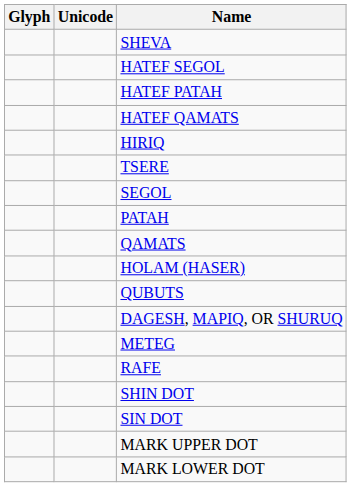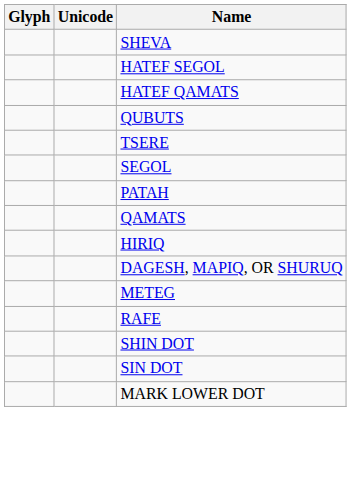- row: (171, 92)
rows swapped: (142, 142) <-> (152, 293)
- row: (183, 268)
- row: (189, 444)
